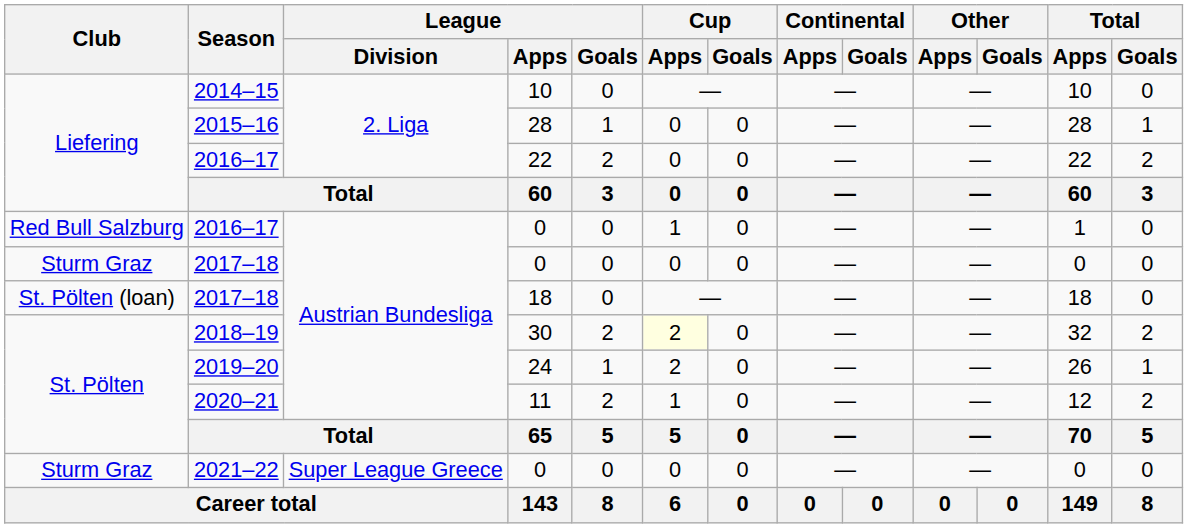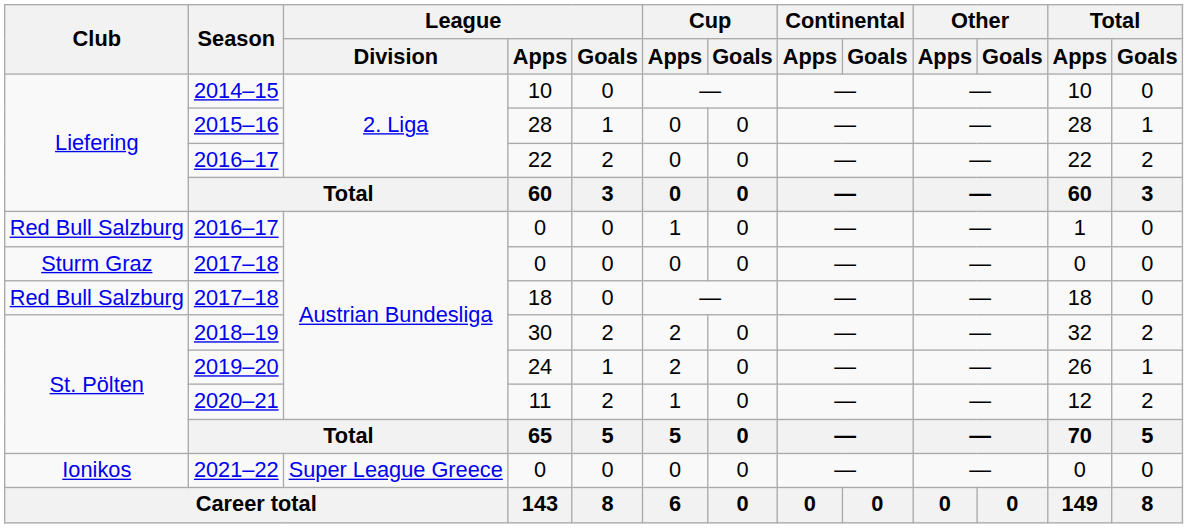(97, 297) St. Pölten (loan) -> (97, 297) Red Bull Salzburg
(675, 332) lightyellow background -> (675, 332) no background
(97, 470) Sturm Graz -> (97, 470) Ionikos
